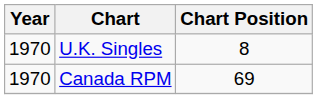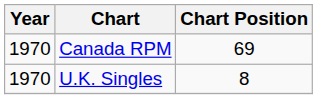rows swapped: (111, 49) <-> (115, 78)
